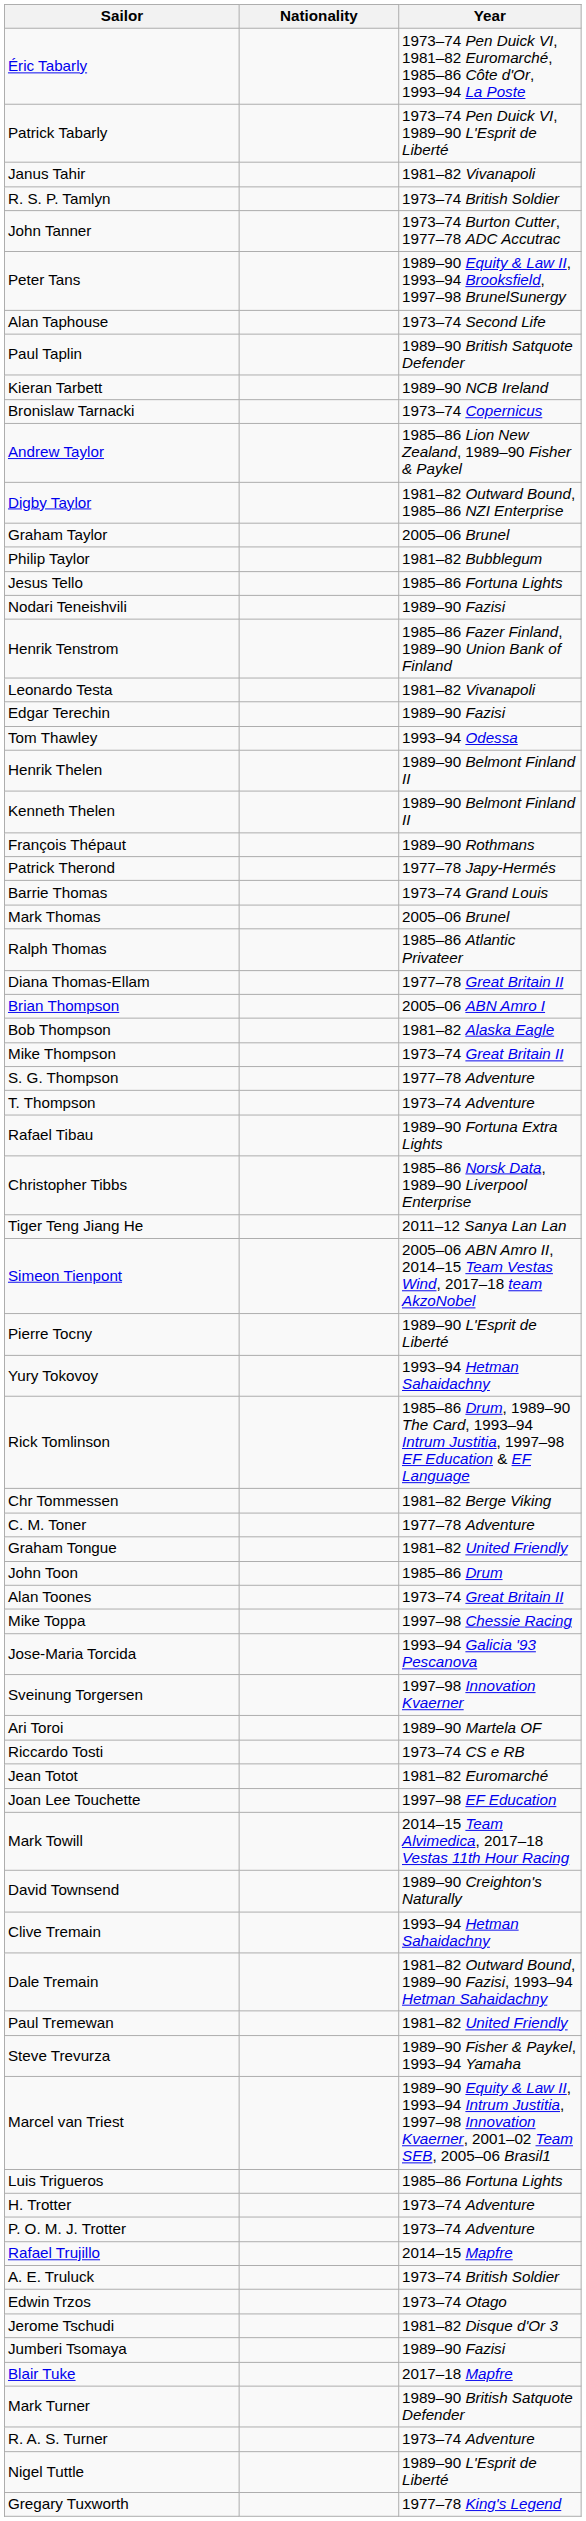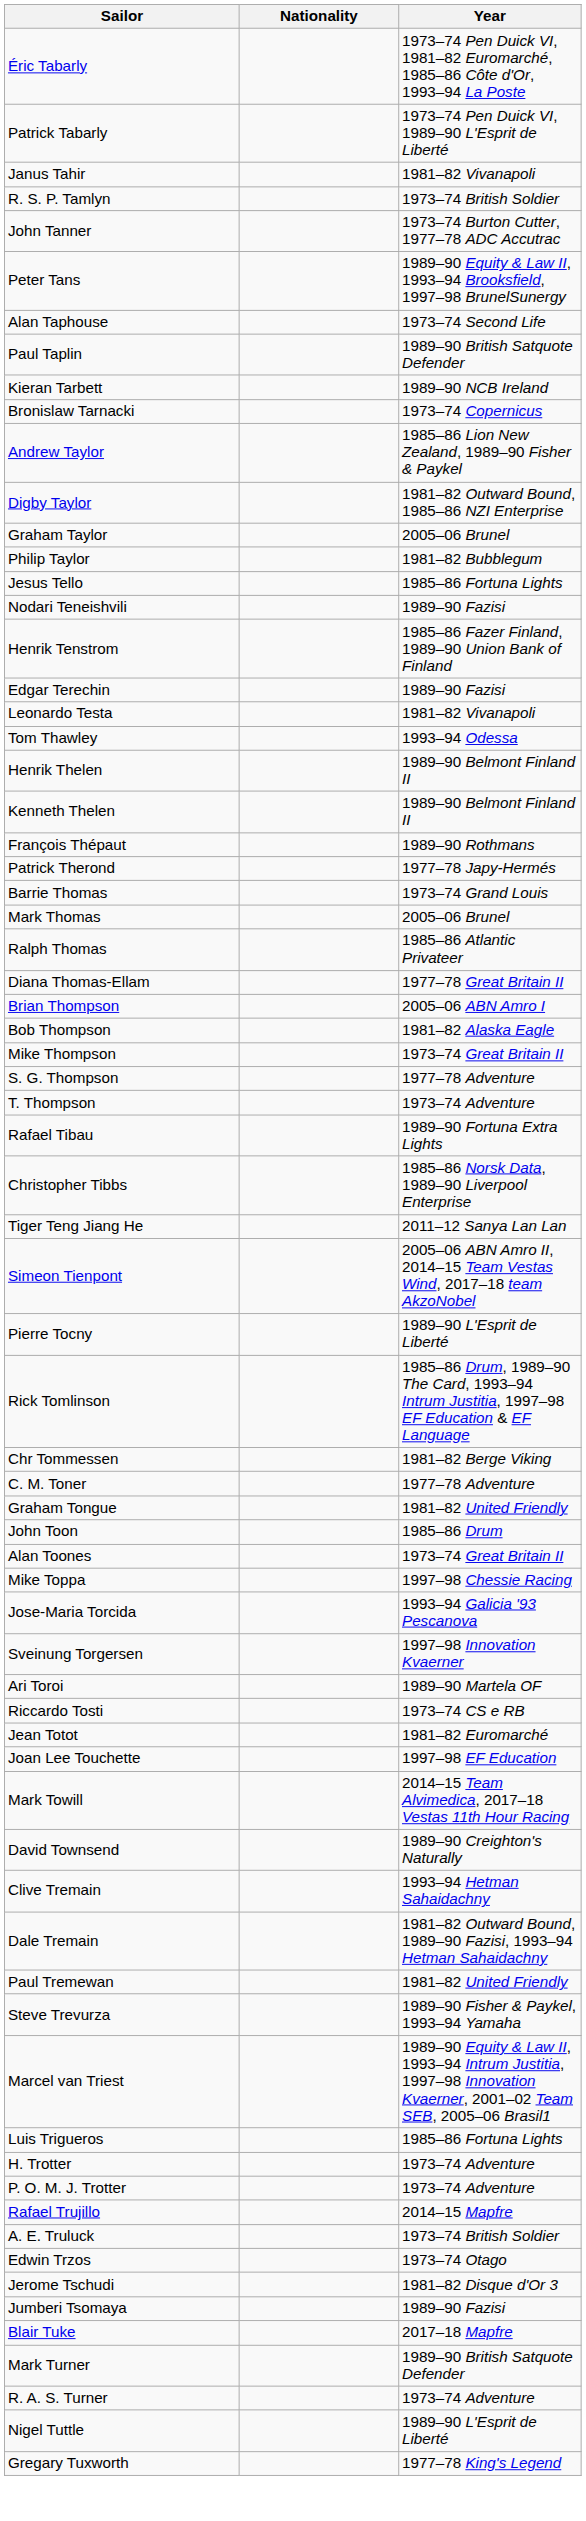rows swapped: (59, 713) <-> (60, 689)
- row: (53, 1375)
